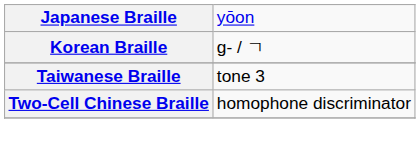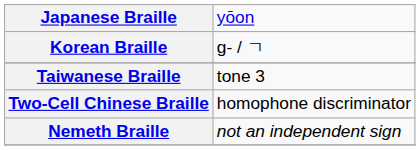+ row: (109, 131)
